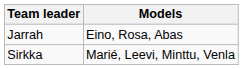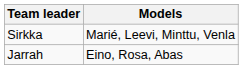rows swapped: (25, 34) <-> (25, 54)
